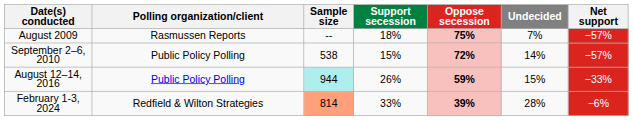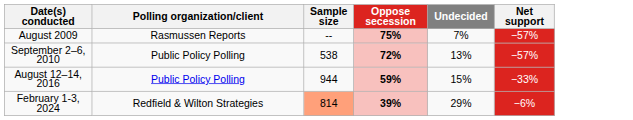- column: (391, 16)
(535, 55) 14% -> (461, 55) 13%
(329, 79) paleturquoise background -> (329, 79) no background
(535, 103) 28% -> (461, 103) 29%
